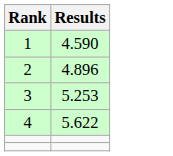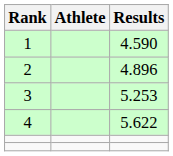+ column: (80, 17)
